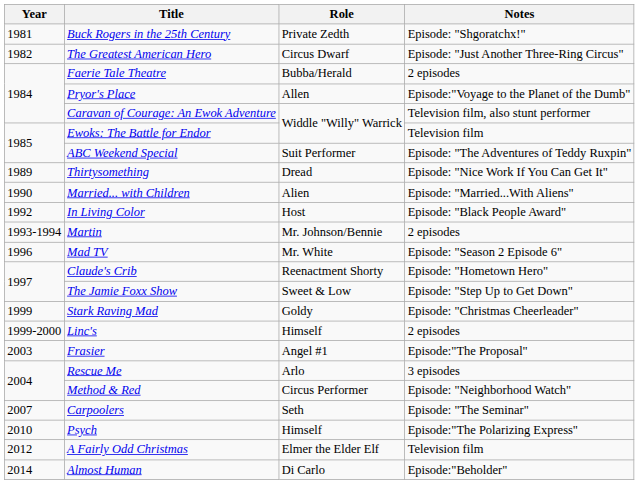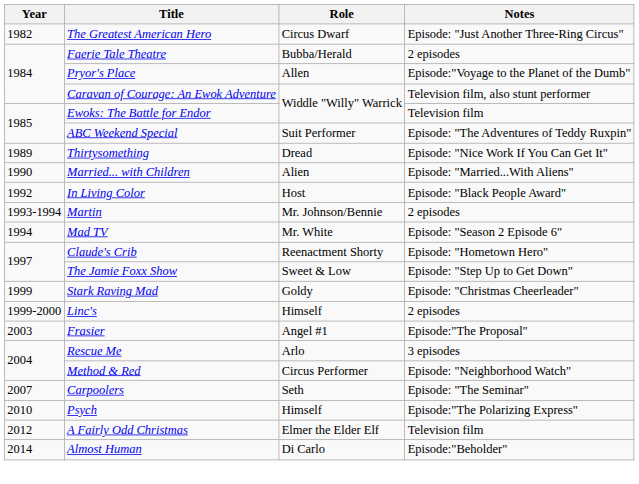- row: (149, 34)
(20, 251) 1996 -> (20, 232) 1994
